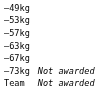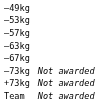+ row: (17, 83)
